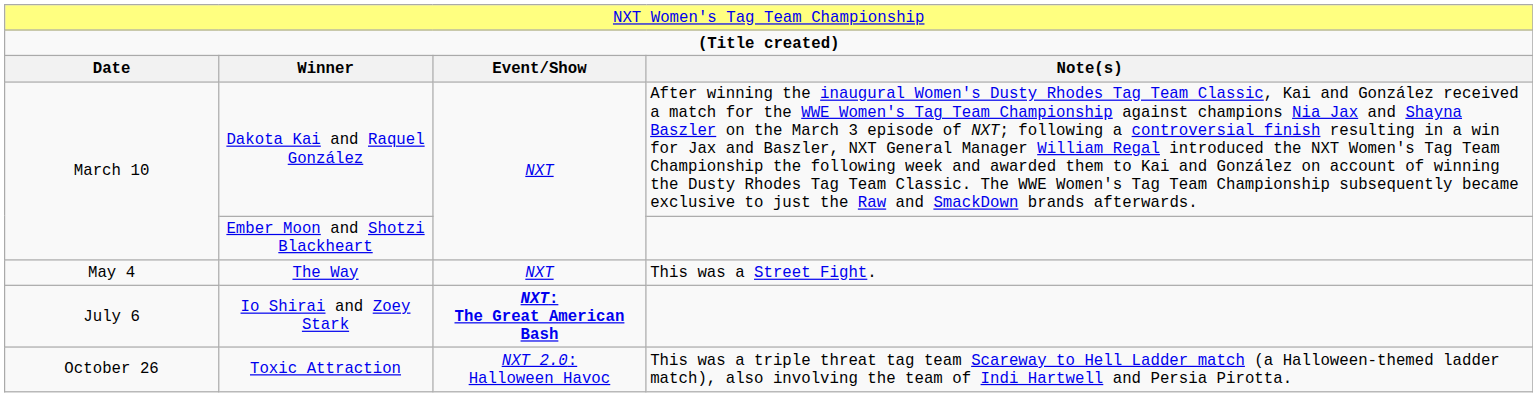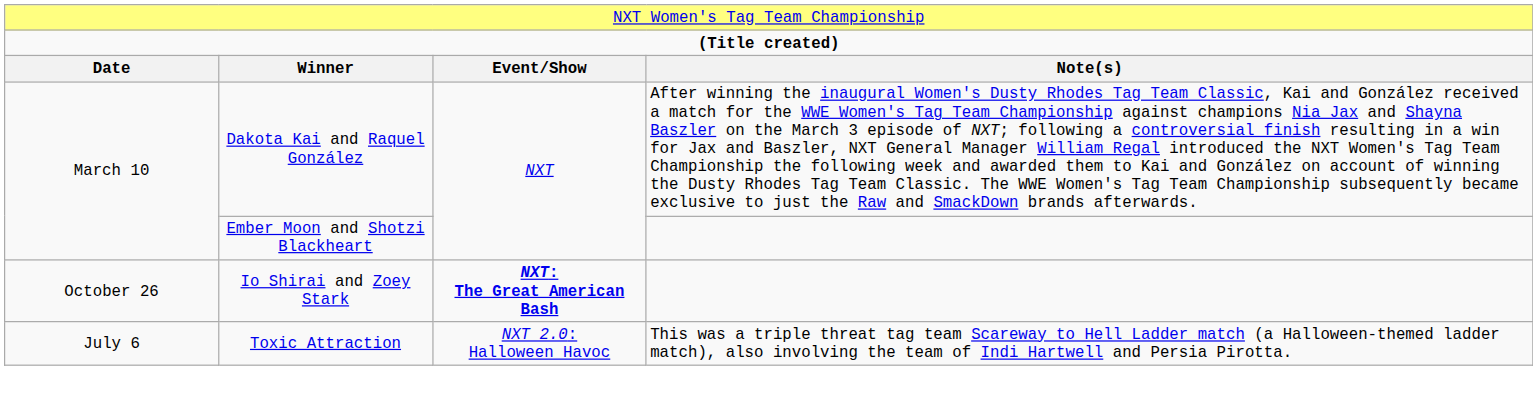- row: (326, 273)
(112, 316) July 6 -> (112, 291) October 26
(112, 369) October 26 -> (112, 344) July 6
